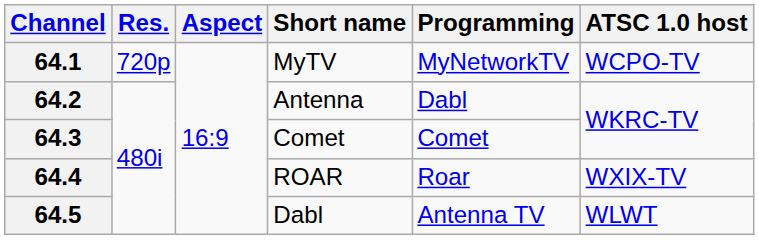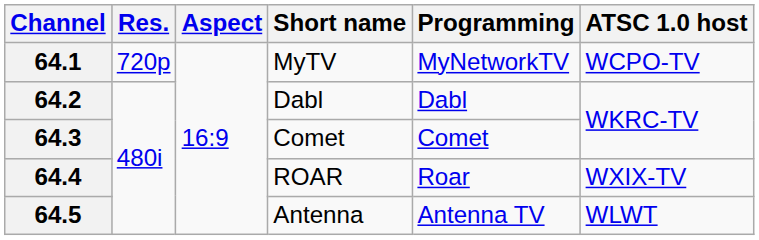(318, 100) Antenna -> (298, 100) Dabl
(298, 215) Dabl -> (318, 215) Antenna
